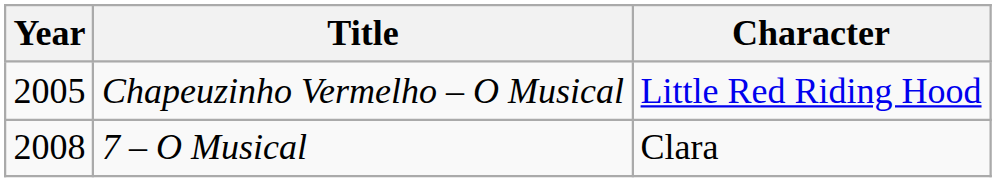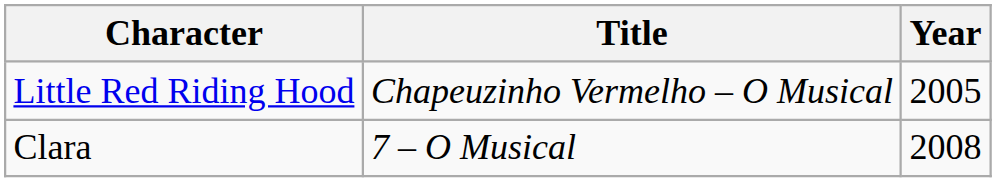columns swapped: (49, 33) <-> (811, 33)
